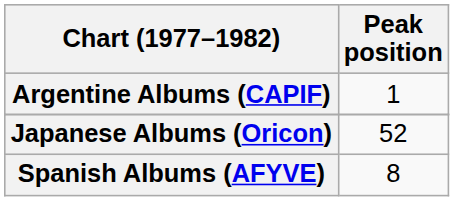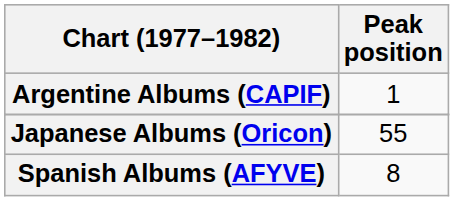(393, 133) 52 -> (393, 133) 55
